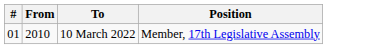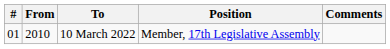+ column: (354, 14)
